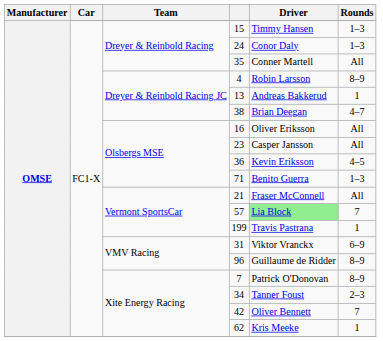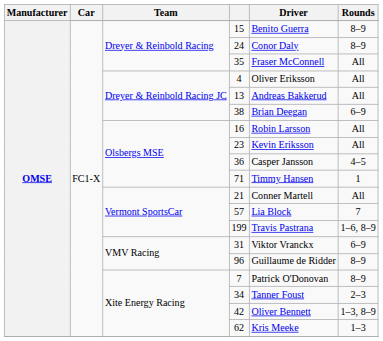(282, 28) Timmy Hansen -> (280, 28) Benito Guerra
(357, 28) 1–3 -> (358, 28) 8–9
(357, 45) 1–3 -> (358, 45) 8–9
(282, 62) Conner Martell -> (288, 62) Fraser McConnell
(281, 78) Robin Larsson -> (283, 78) Oliver Eriksson
(357, 78) 8–9 -> (358, 78) All
(357, 95) 1 -> (358, 95) All
(357, 112) 4–7 -> (358, 112) 6–9
(283, 128) Oliver Eriksson -> (281, 128) Robin Larsson
(282, 145) Casper Jansson -> (283, 145) Kevin Eriksson
(283, 161) Kevin Eriksson -> (282, 161) Casper Jansson
(280, 178) Benito Guerra -> (282, 178) Timmy Hansen
(357, 178) 1–3 -> (358, 178) 1
(288, 195) Fraser McConnell -> (282, 195) Conner Martell
(271, 211) lightgreen background -> (271, 211) no background
(357, 228) 1 -> (358, 228) 1–6, 8–9
(357, 311) 7 -> (358, 311) 1–3, 8–9
(357, 327) 1 -> (358, 327) 1–3
